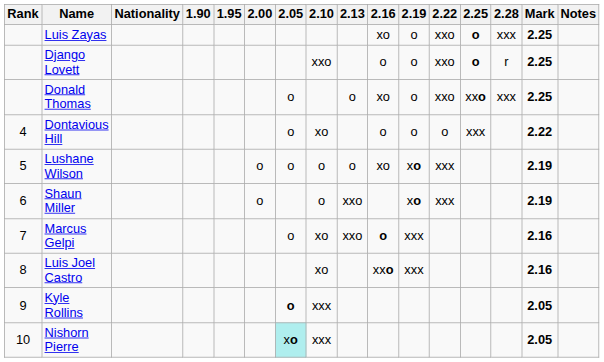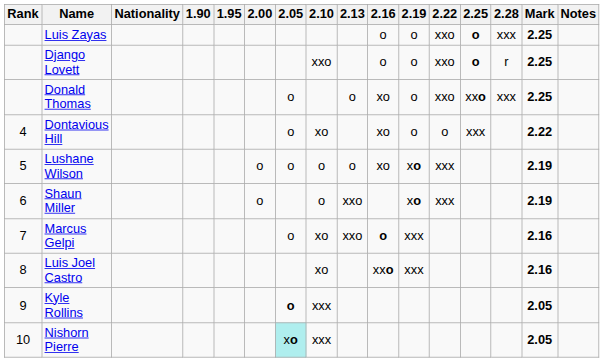(383, 34) xo -> (383, 34) o
(383, 131) o -> (383, 131) xo
